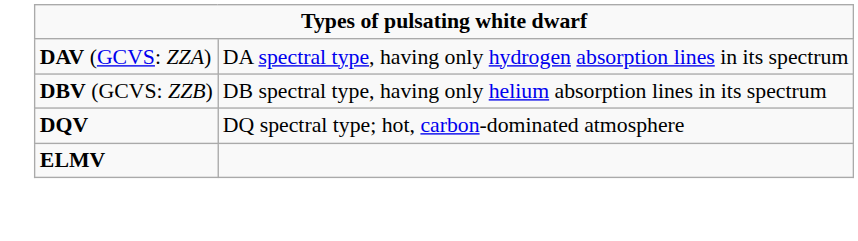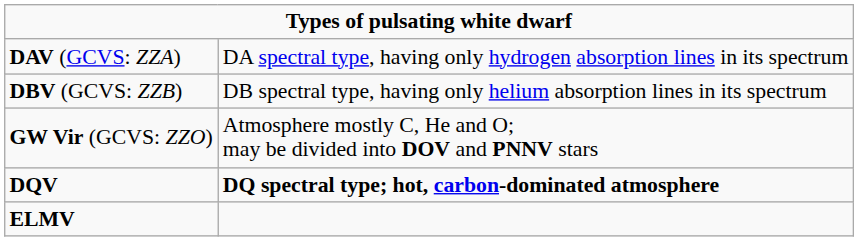+ row: (111, 137)
(454, 125) normal -> (471, 184) bold
